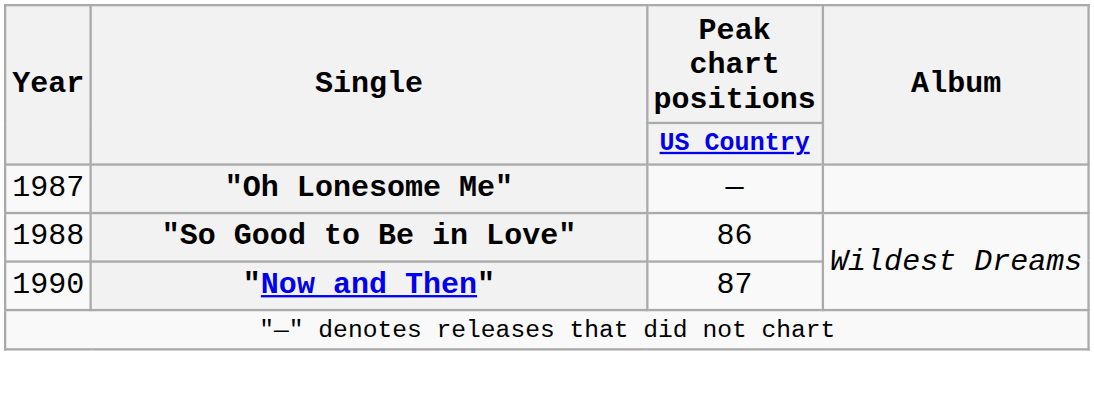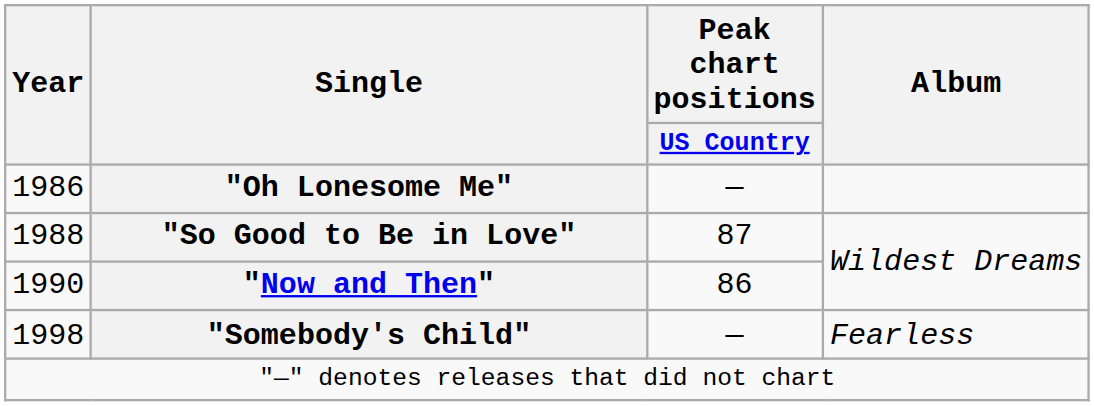(48, 188) 1987 -> (48, 188) 1986
(735, 237) 86 -> (735, 237) 87
(735, 286) 87 -> (735, 286) 86
+ row: (369, 335)
